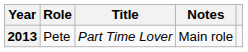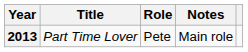columns swapped: (125, 15) <-> (58, 15)
